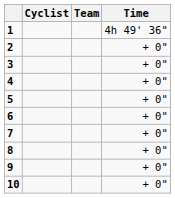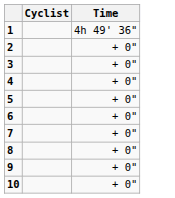- column: (87, 13)
